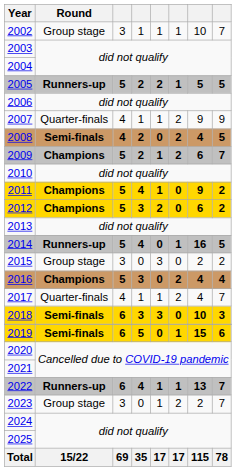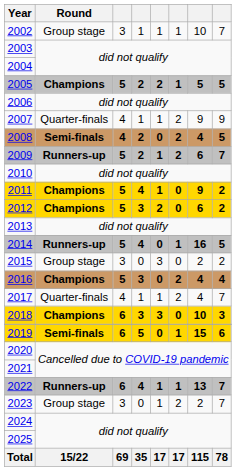(74, 84) Runners-up -> (74, 84) Champions
(74, 155) Champions -> (74, 155) Runners-up
(74, 315) Semi-finals -> (74, 315) Champions
